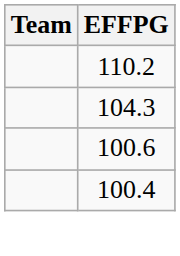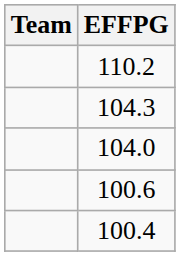+ row: (126, 148)
